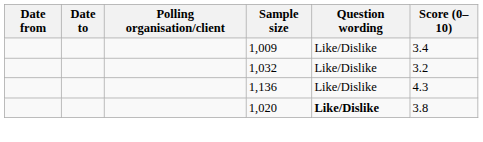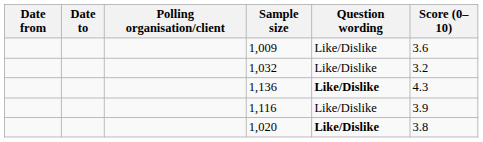(420, 48) 3.4 -> (420, 48) 3.6
(346, 87) normal -> (347, 87) bold
+ row: (263, 107)
